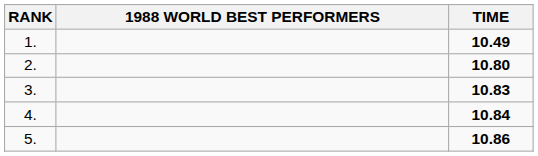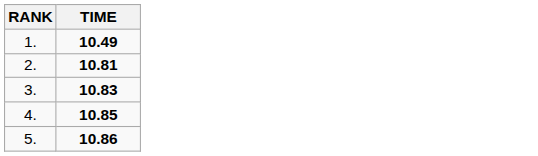- column: (252, 17)
(491, 66) 10.80 -> (98, 66) 10.81
(491, 114) 10.84 -> (98, 114) 10.85
